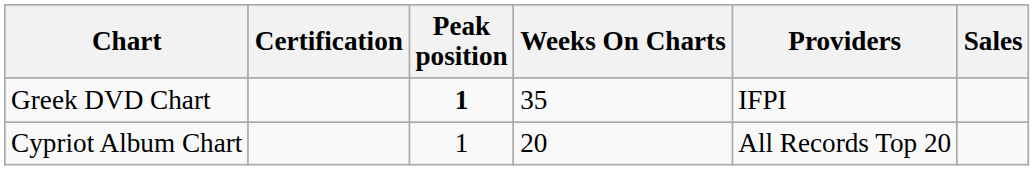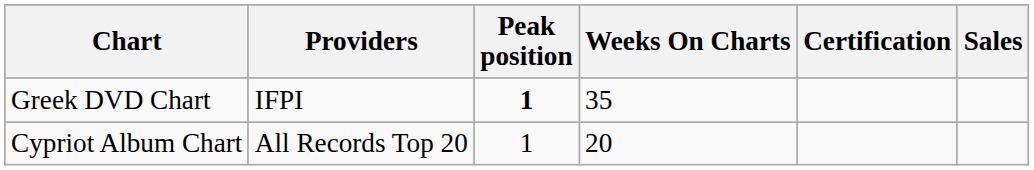columns swapped: (845, 41) <-> (329, 41)
